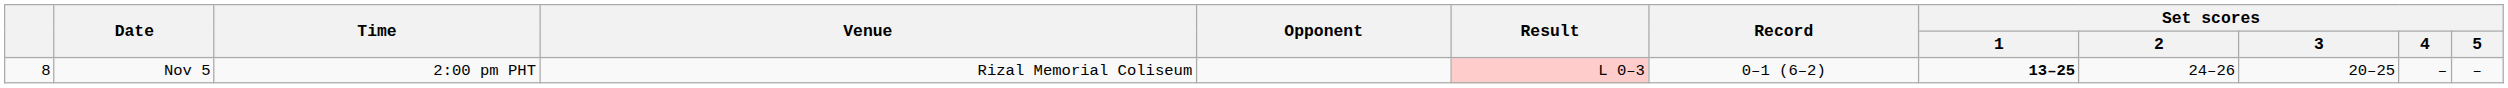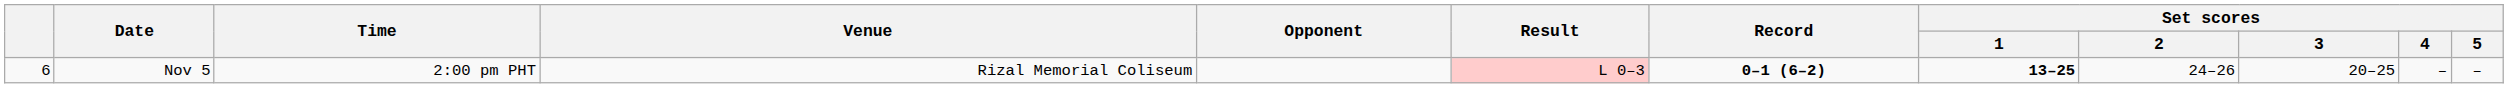(46, 71) 8 -> (46, 71) 6
(1784, 71) normal -> (1784, 71) bold
